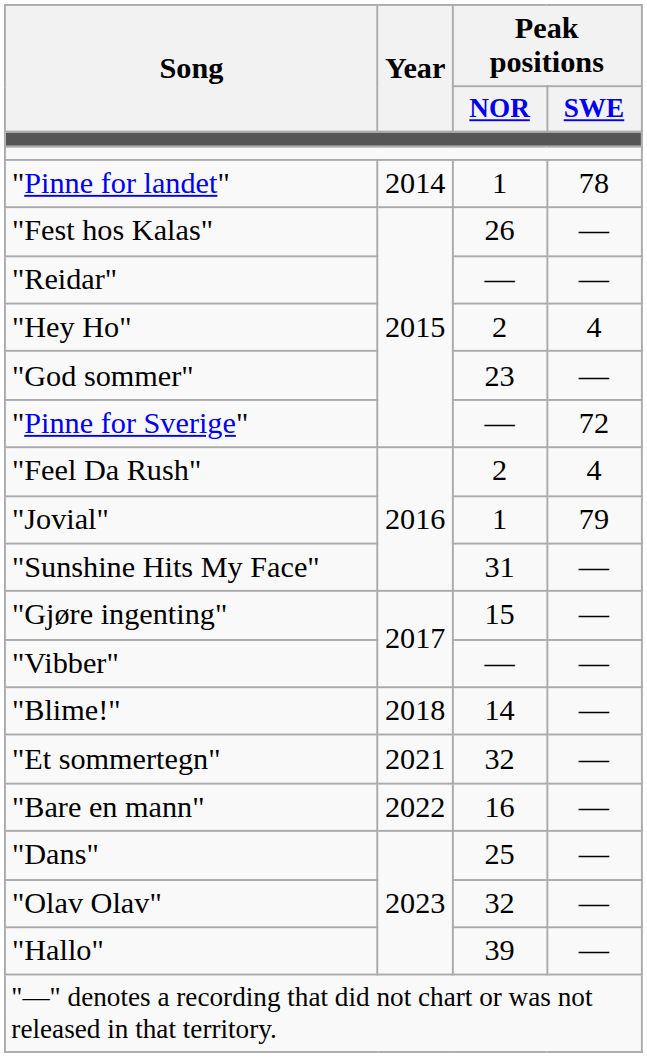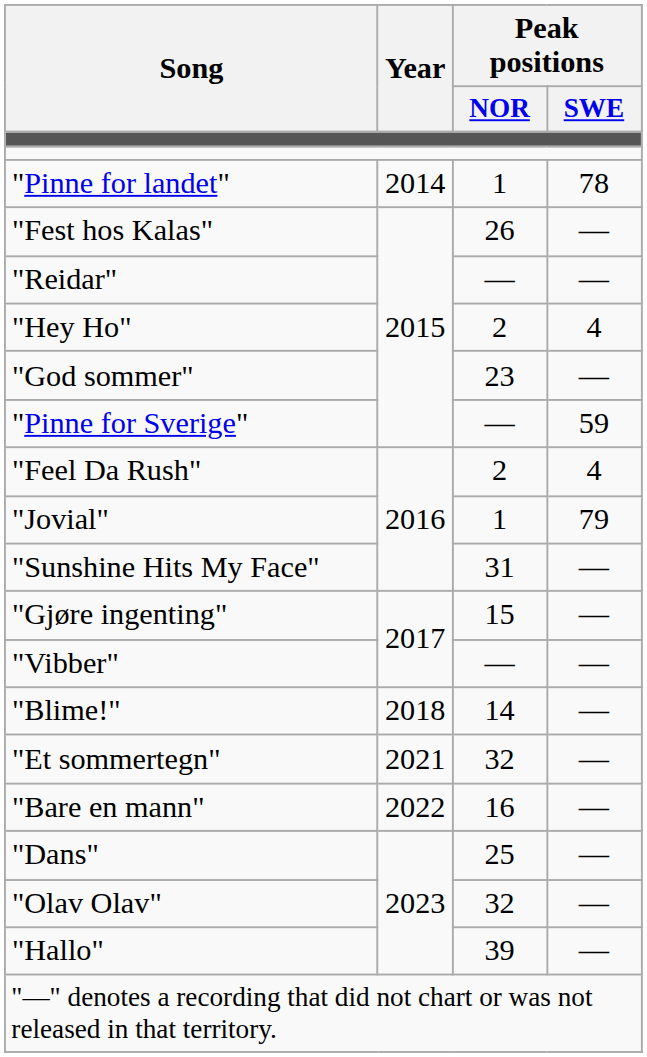(594, 423) 72 -> (594, 423) 59
